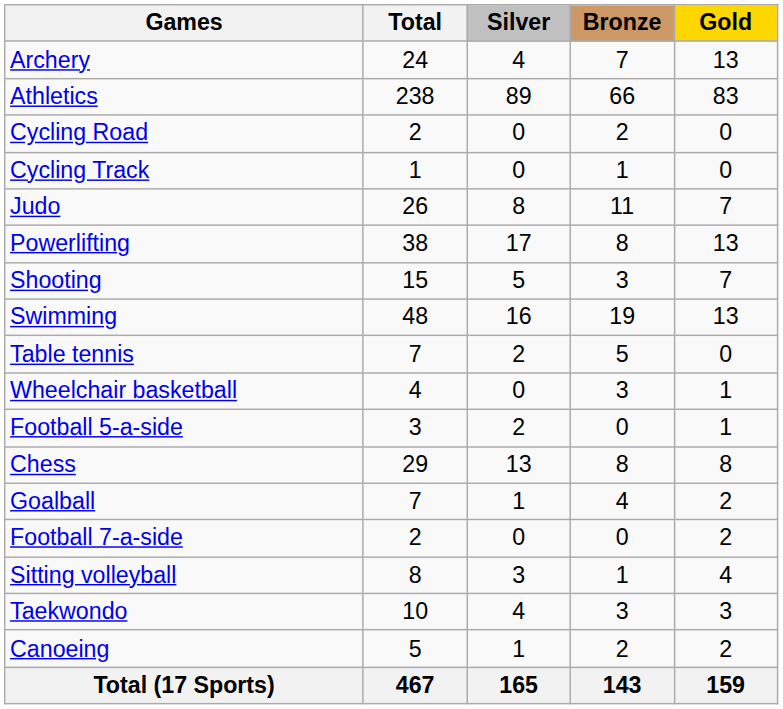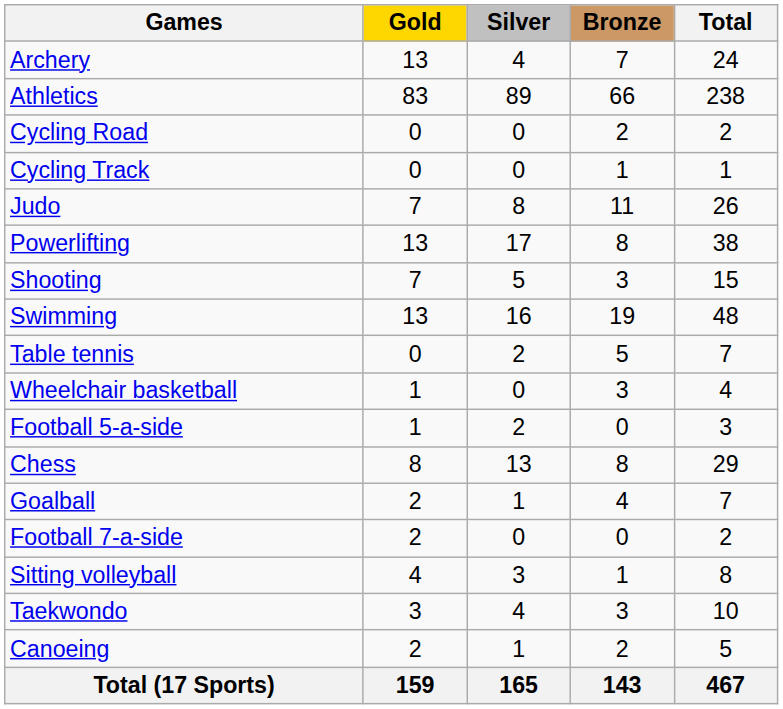columns swapped: (726, 22) <-> (415, 22)
